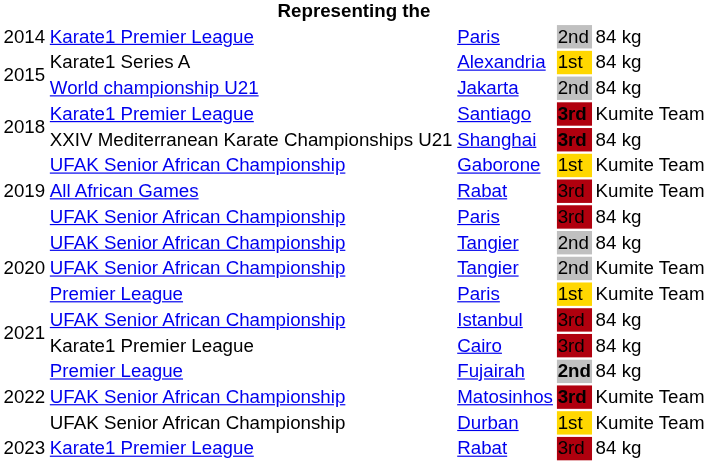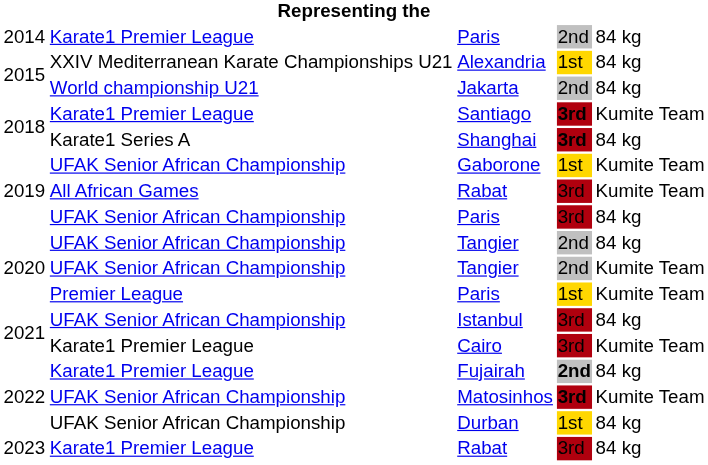(120, 62) Karate1 Series A -> (251, 62) XXIV Mediterranean Karate Championships U21
(251, 139) XXIV Mediterranean Karate Championships U21 -> (120, 139) Karate1 Series A
(619, 345) 84 kg -> (650, 345) Kumite Team
(116, 371) Premier League -> (152, 371) Karate1 Premier League
(650, 422) Kumite Team -> (619, 422) 84 kg
